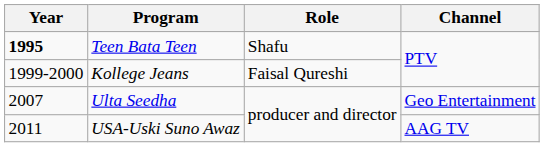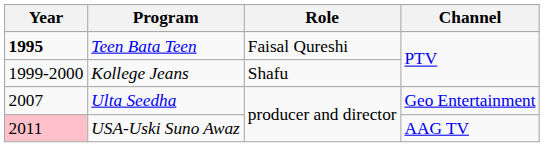(268, 45) Shafu -> (298, 45) Faisal Qureshi
(298, 73) Faisal Qureshi -> (268, 73) Shafu
(25, 127) no background -> (25, 127) pink background
